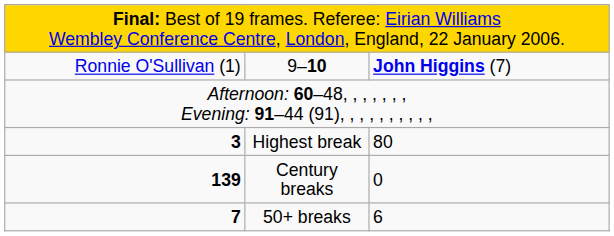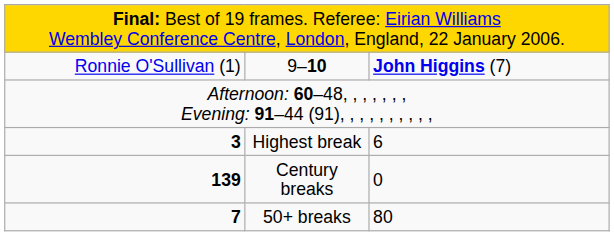(383, 142) 80 -> (378, 142) 6
(378, 217) 6 -> (383, 217) 80
